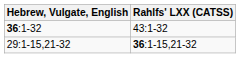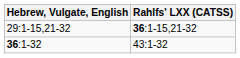rows swapped: (24, 28) <-> (39, 45)
